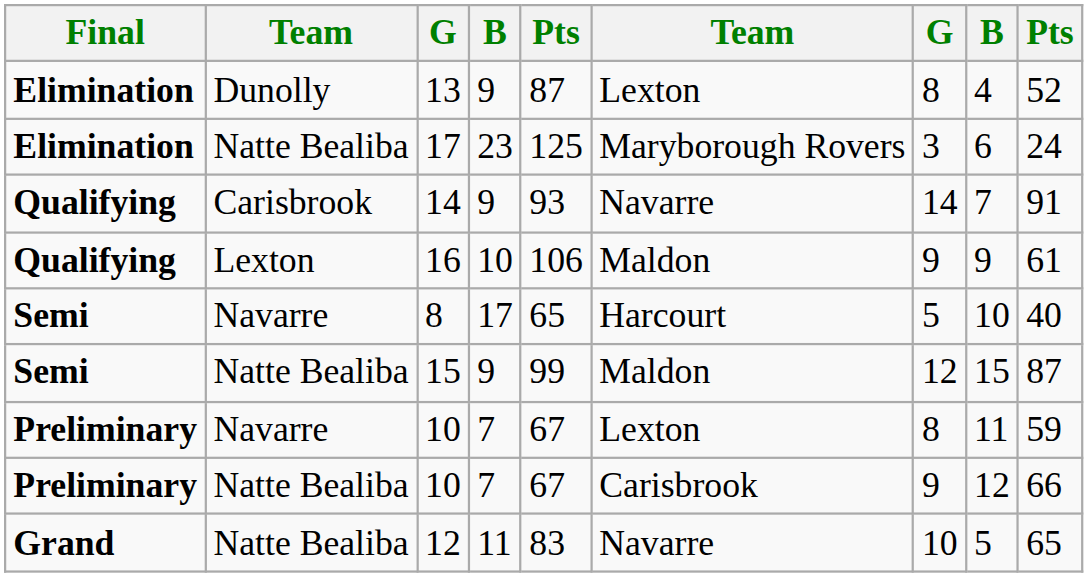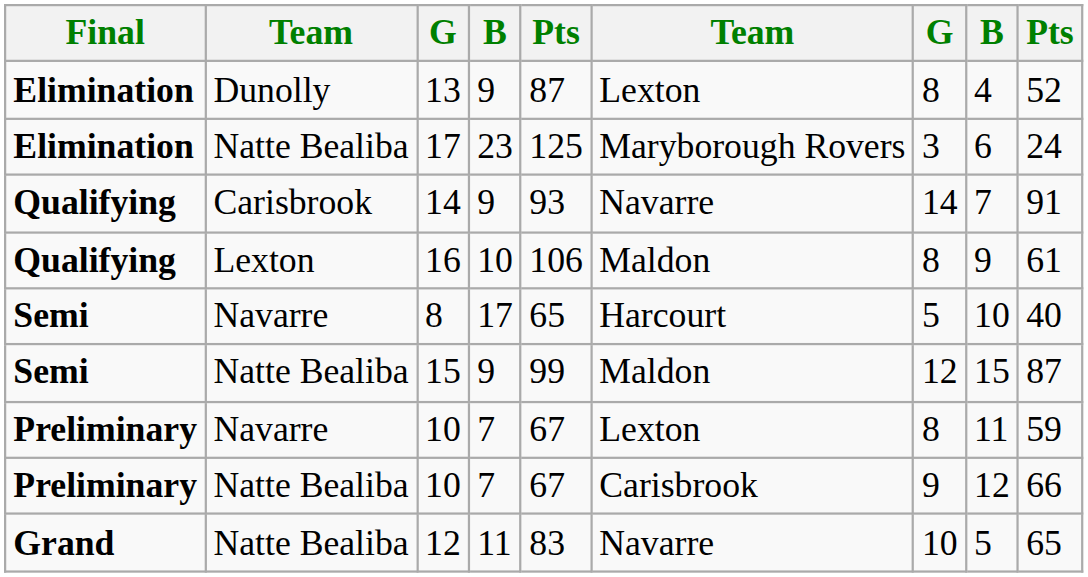(931, 259) 9 -> (931, 259) 8
